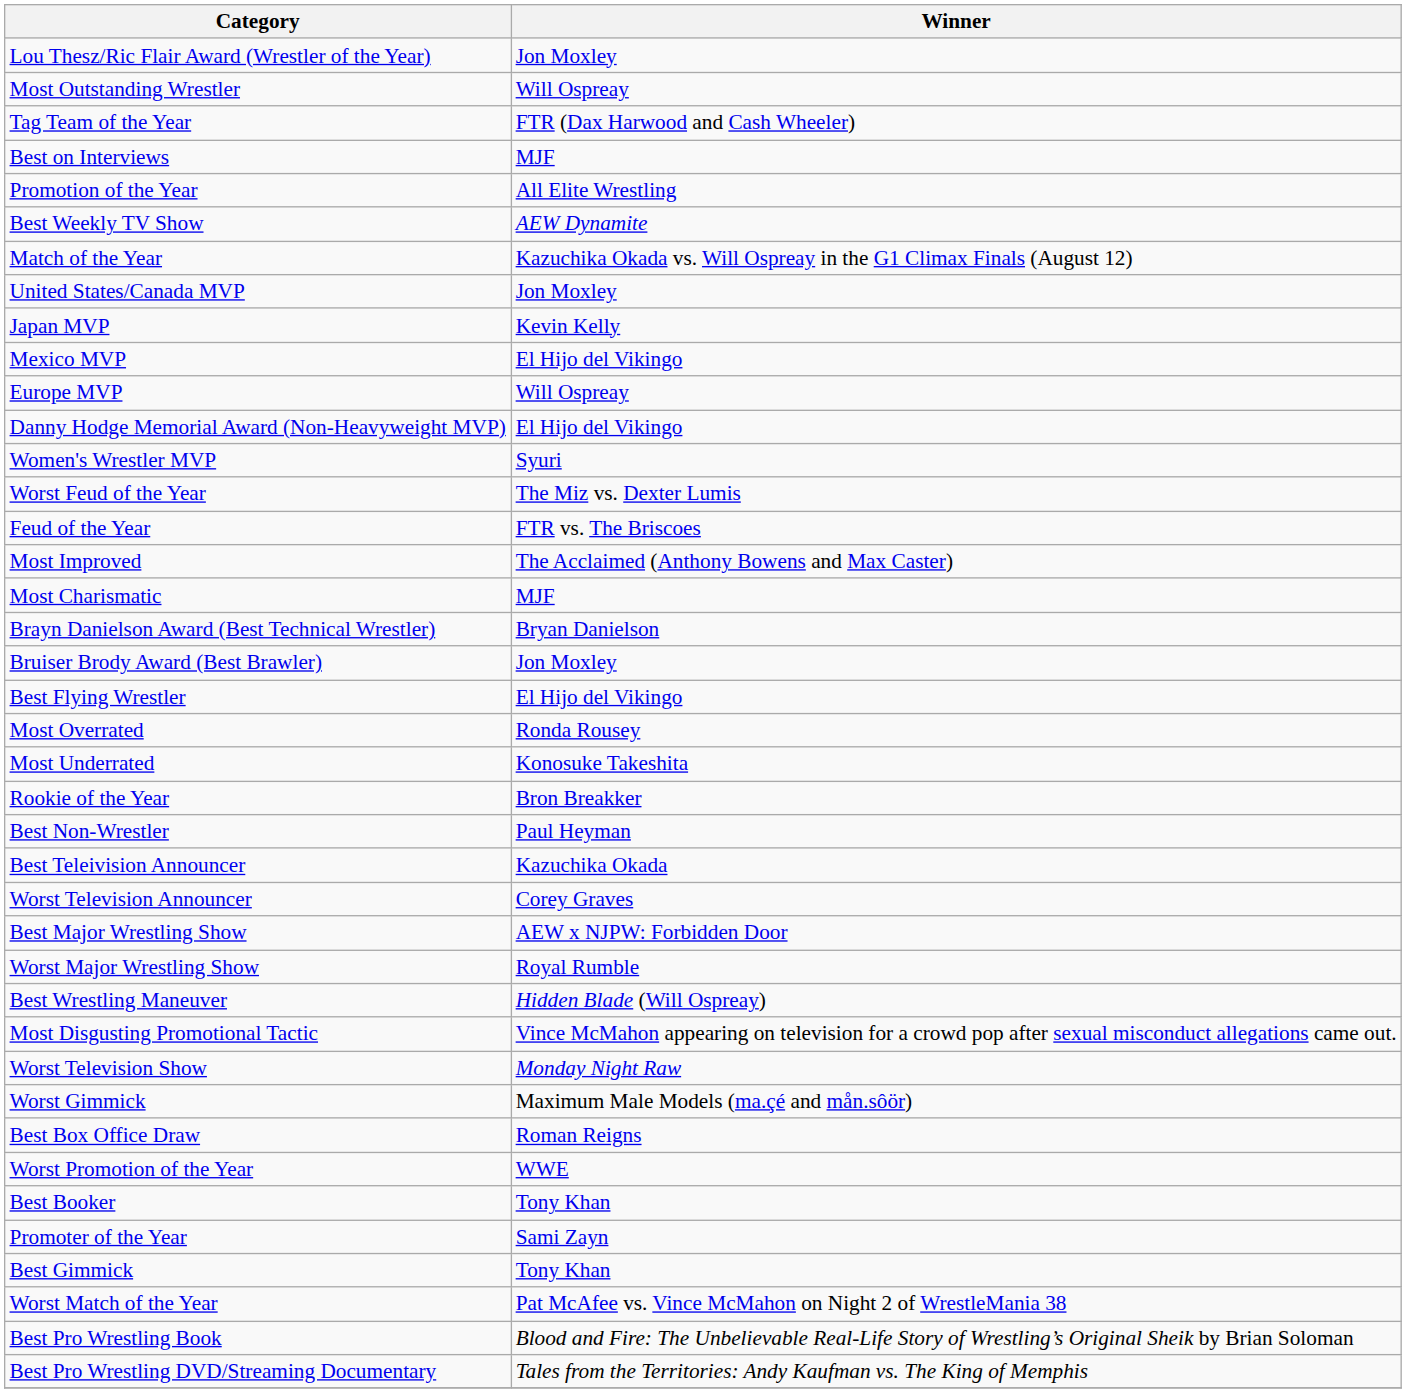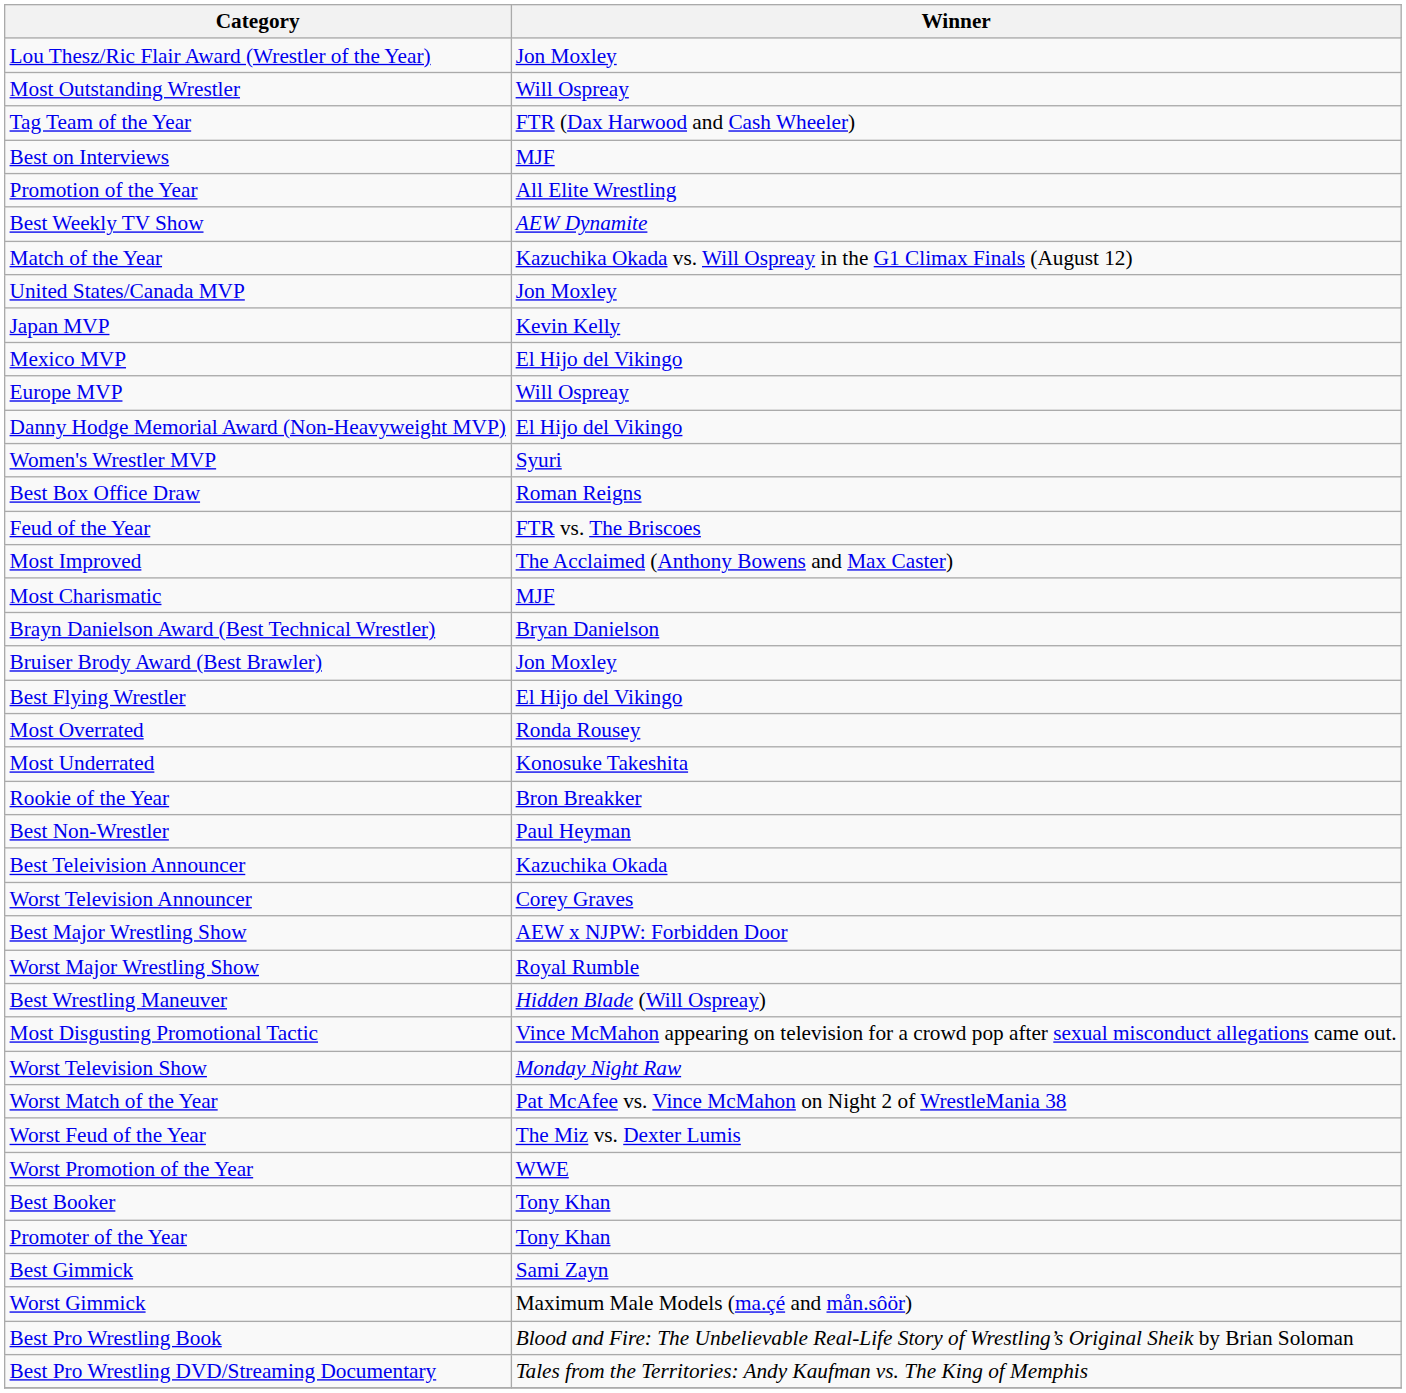rows swapped: (105, 1135) <-> (108, 493)
rows swapped: (114, 1303) <-> (78, 1101)
(562, 1236) Sami Zayn -> (563, 1236) Tony Khan
(563, 1270) Tony Khan -> (562, 1270) Sami Zayn
